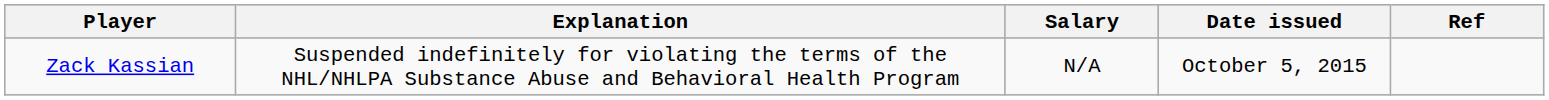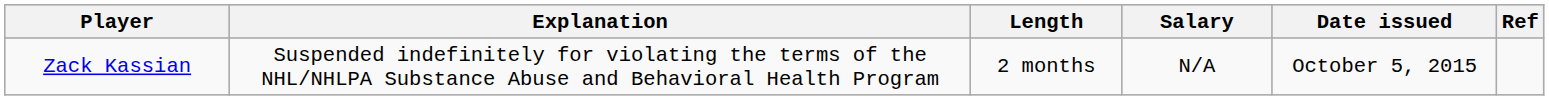+ column: (1046, 22)
